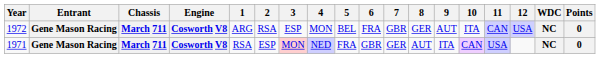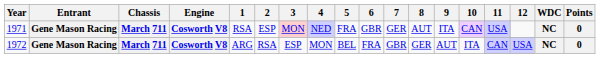rows swapped: (17, 45) <-> (17, 29)
